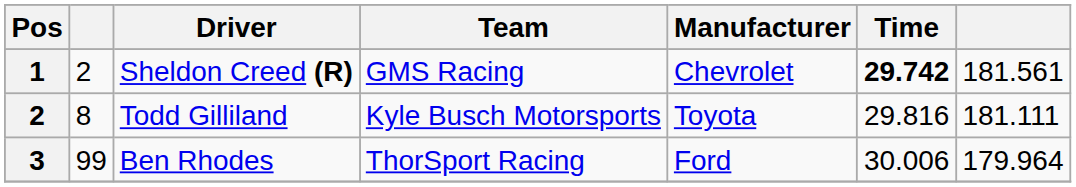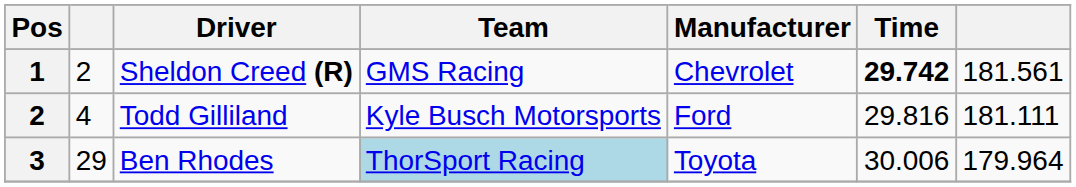(83, 116) 8 -> (83, 116) 4
(715, 116) Toyota -> (703, 116) Ford
(91, 160) 99 -> (91, 160) 29
(475, 160) no background -> (475, 160) lightblue background
(703, 160) Ford -> (715, 160) Toyota
